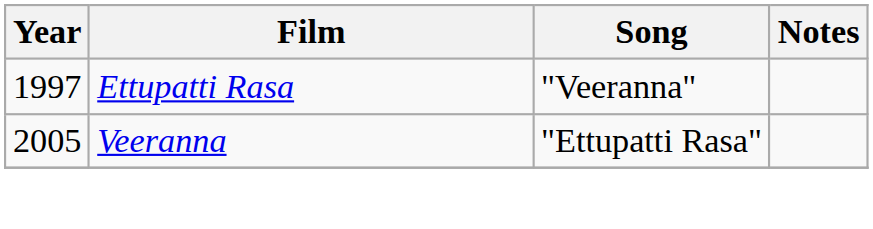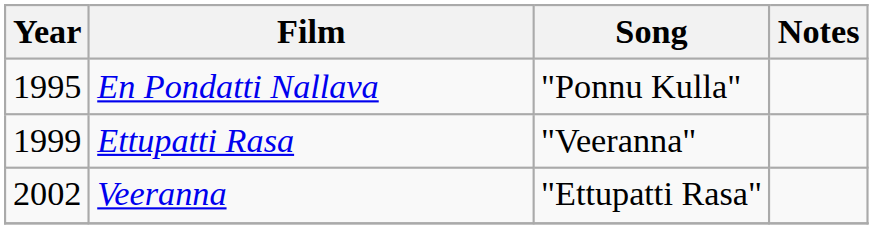+ row: (238, 85)
(47, 85) 1997 -> (47, 140) 1999
(47, 140) 2005 -> (47, 194) 2002
